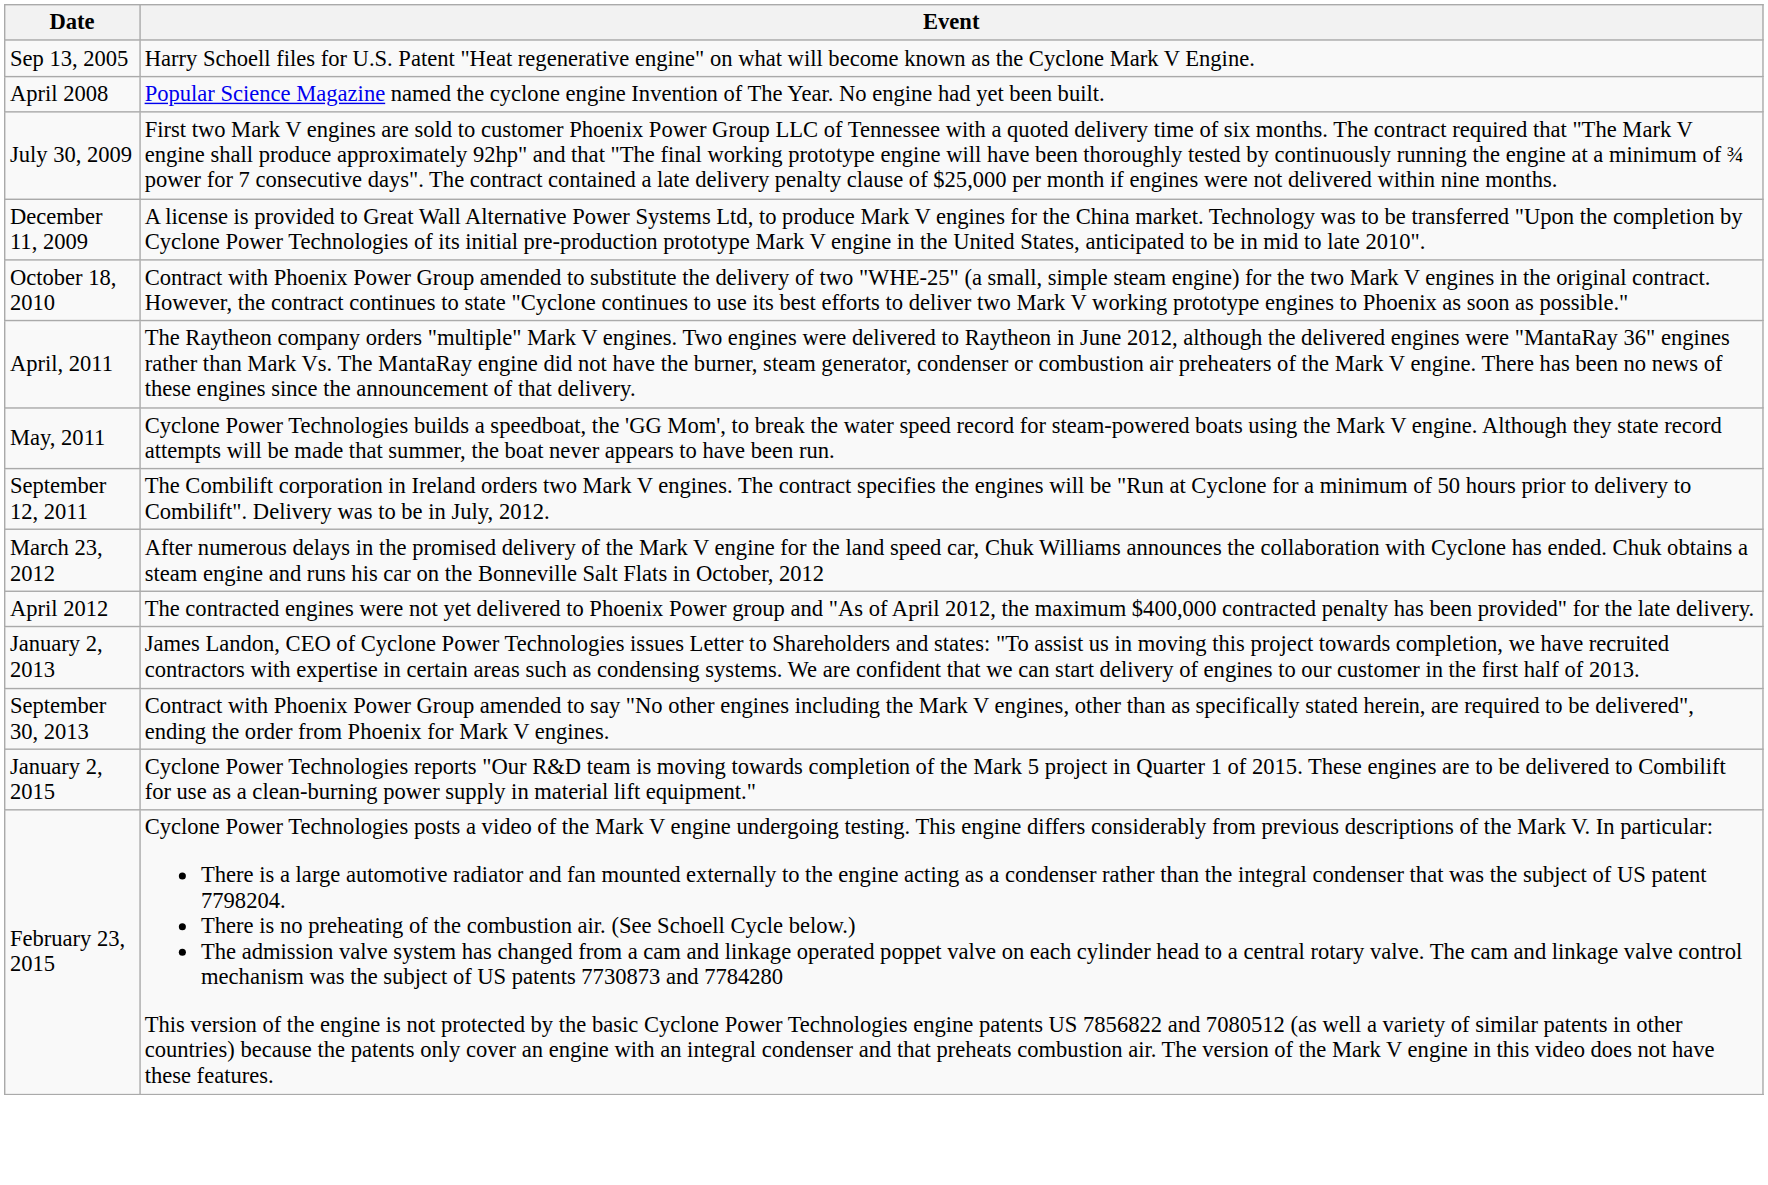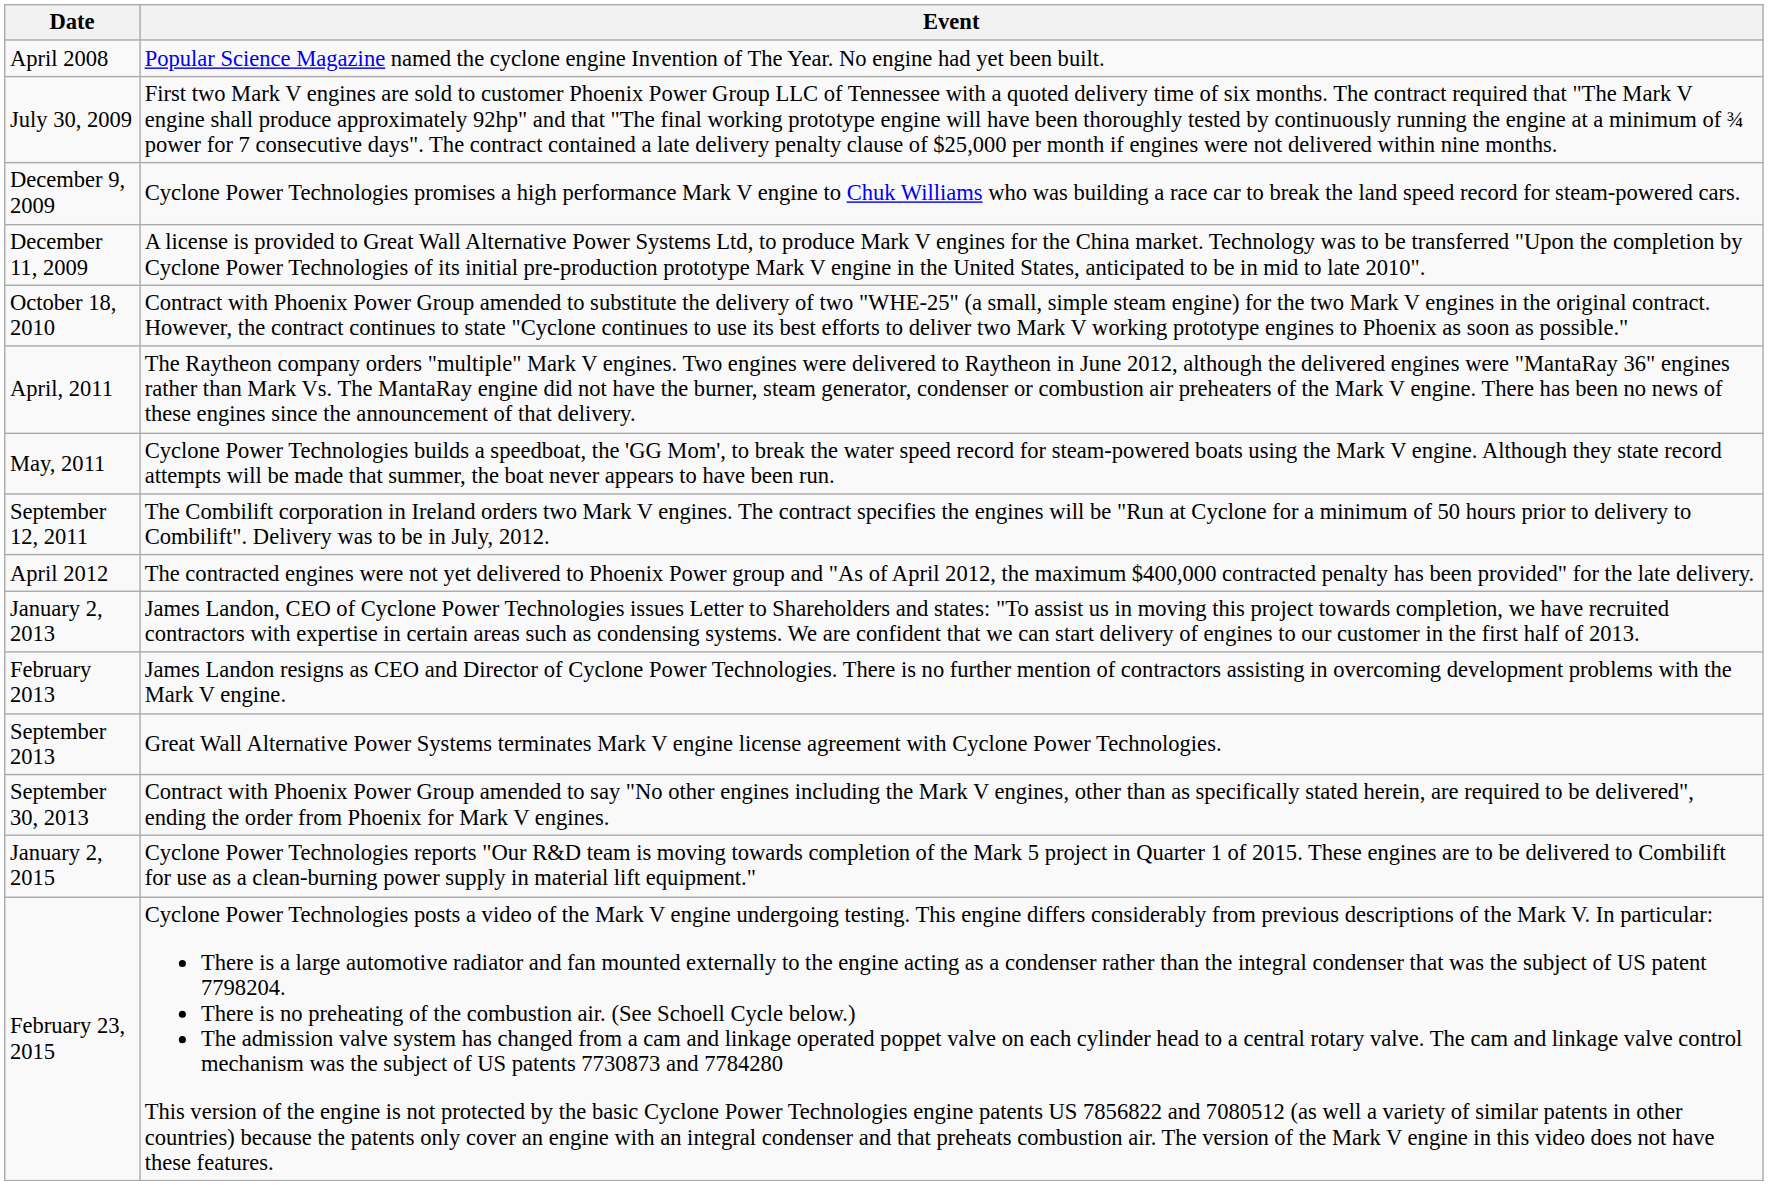- row: (69, 58)
+ row: (68, 193)
- row: (56, 560)
+ row: (51, 682)
+ row: (58, 743)
